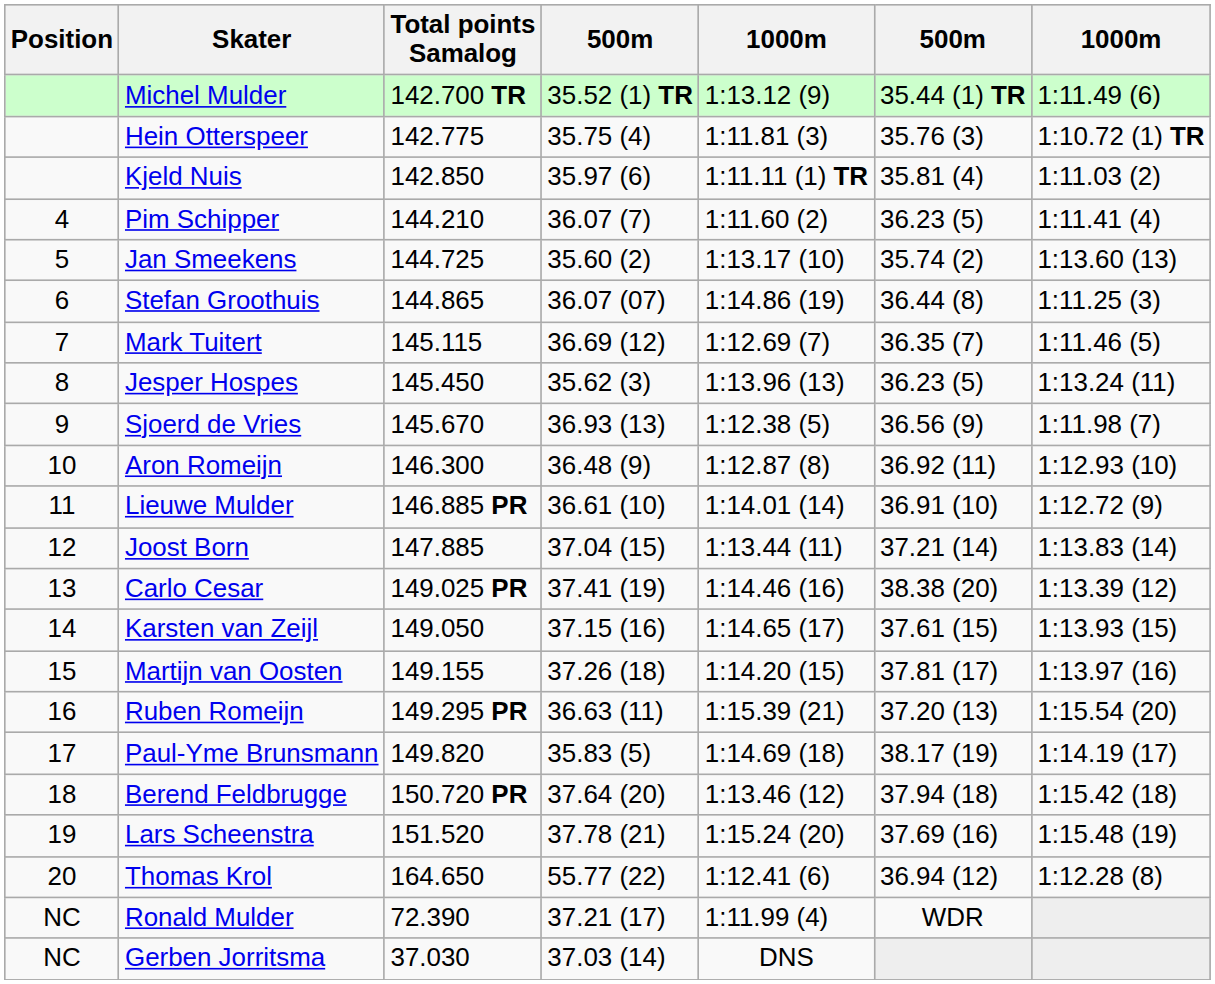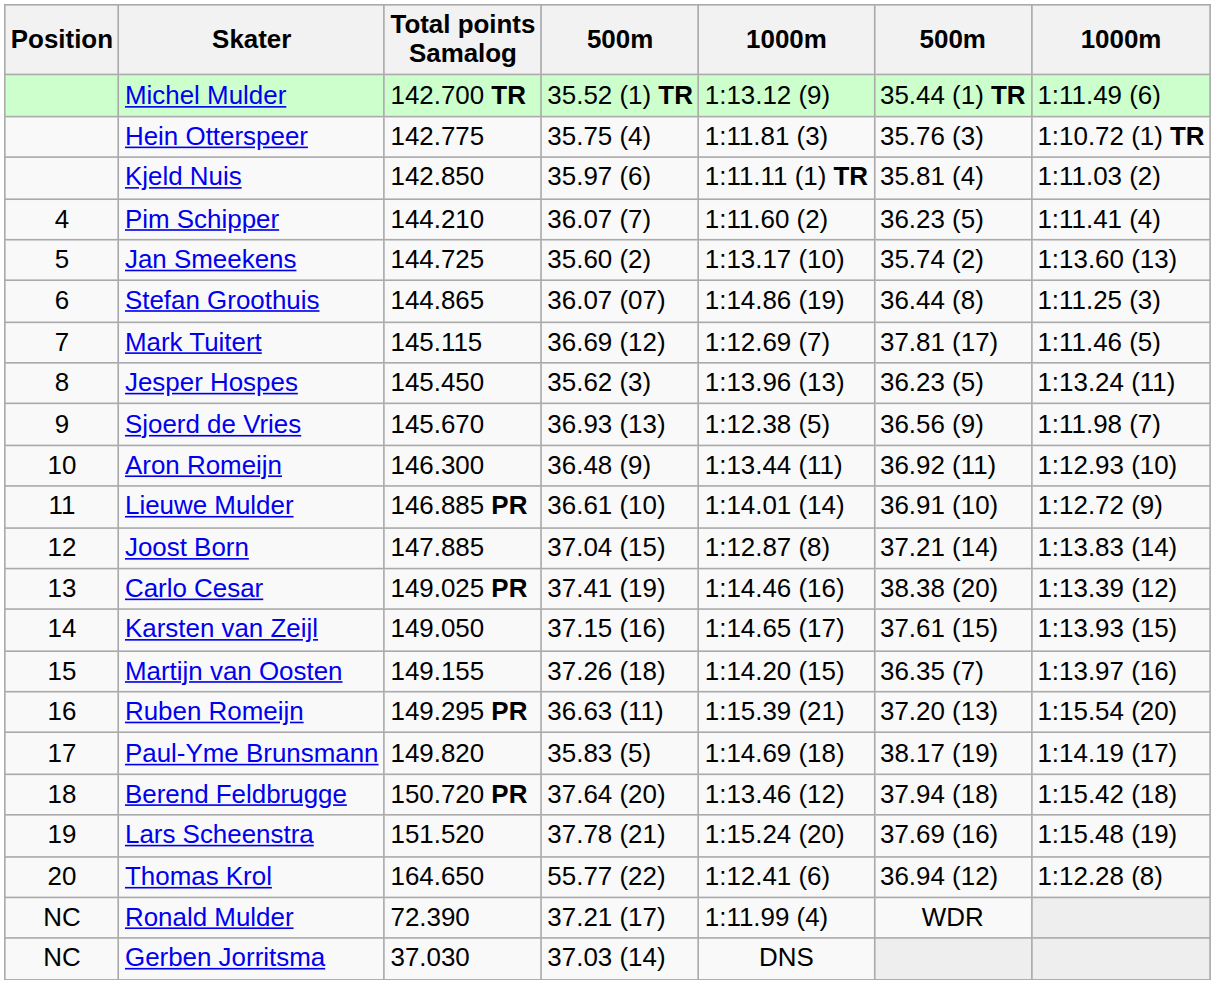(932, 341) 36.35 (7) -> (939, 341) 37.81 (17)
(767, 465) 1:12.87 (8) -> (774, 465) 1:13.44 (11)
(774, 547) 1:13.44 (11) -> (767, 547) 1:12.87 (8)
(939, 670) 37.81 (17) -> (932, 670) 36.35 (7)
